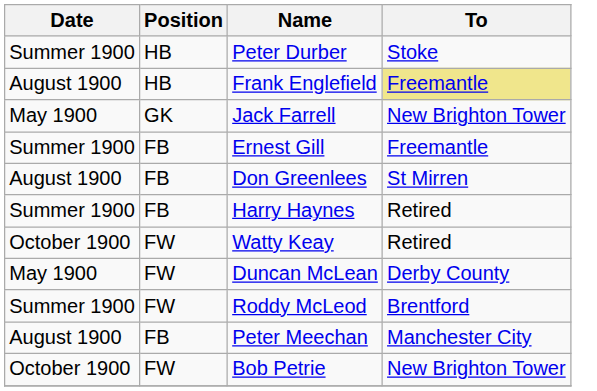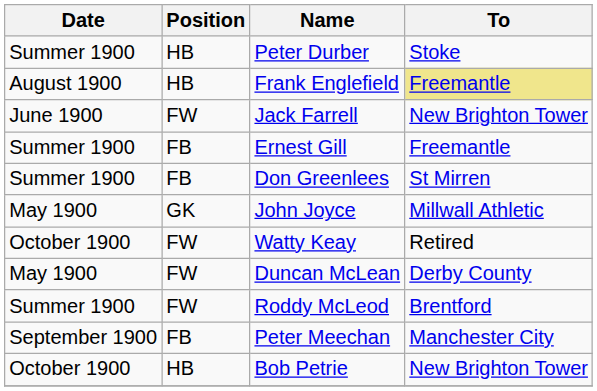(53, 115) May 1900 -> (56, 115) June 1900
(159, 115) GK -> (182, 115) FW
(65, 178) August 1900 -> (72, 178) Summer 1900
- row: (293, 210)
+ row: (305, 210)
(65, 337) August 1900 -> (83, 337) September 1900
(160, 369) FW -> (180, 369) HB
